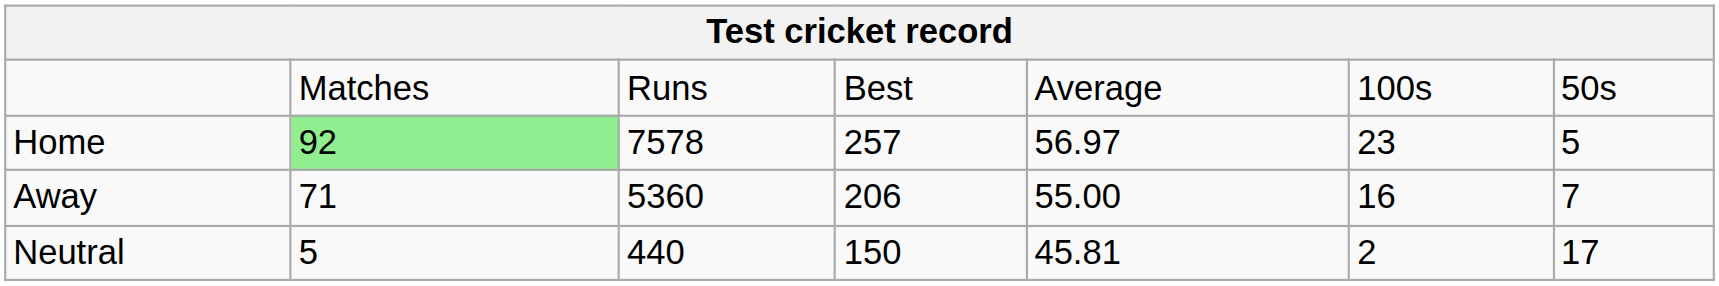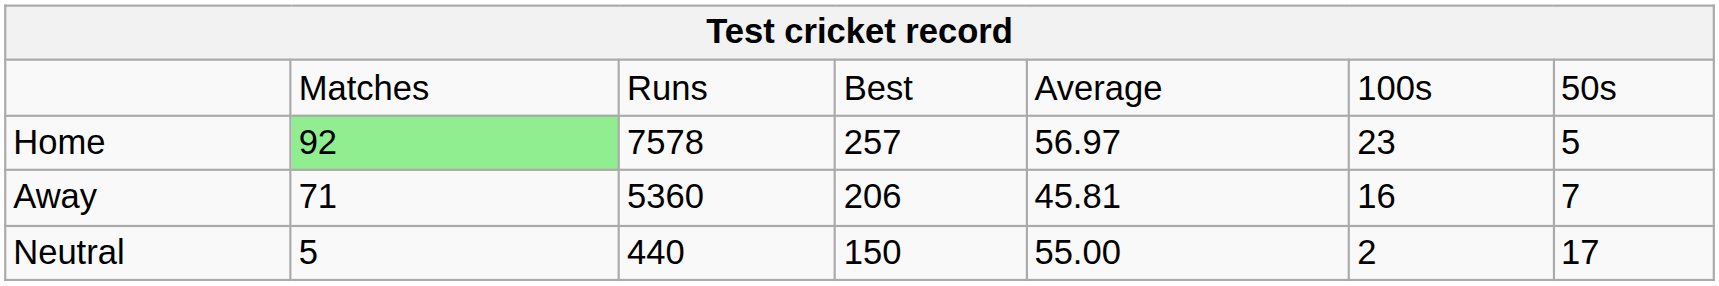(1078, 196) 55.00 -> (1078, 196) 45.81
(1078, 251) 45.81 -> (1078, 251) 55.00
